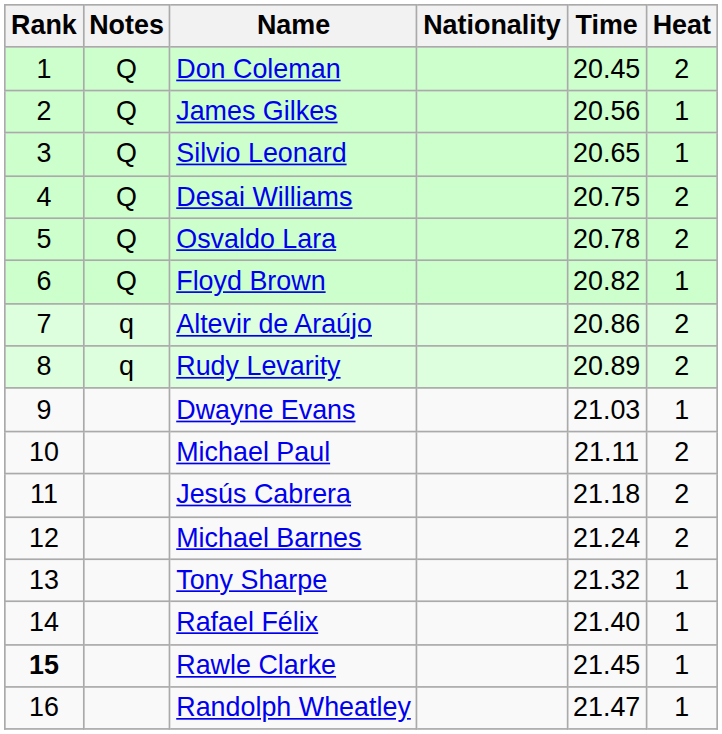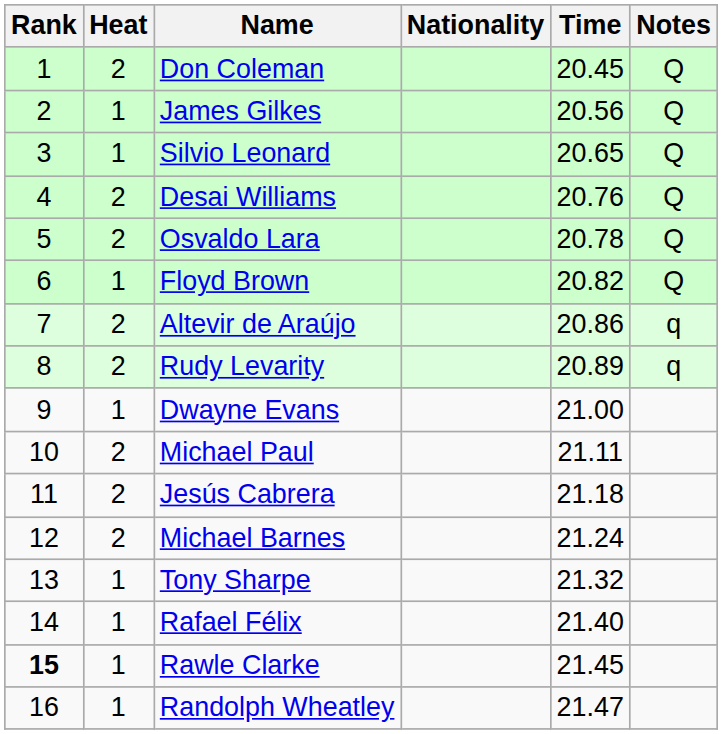columns swapped: (682, 25) <-> (126, 25)
(607, 196) 20.75 -> (590, 196) 20.76
(607, 409) 21.03 -> (590, 409) 21.00
